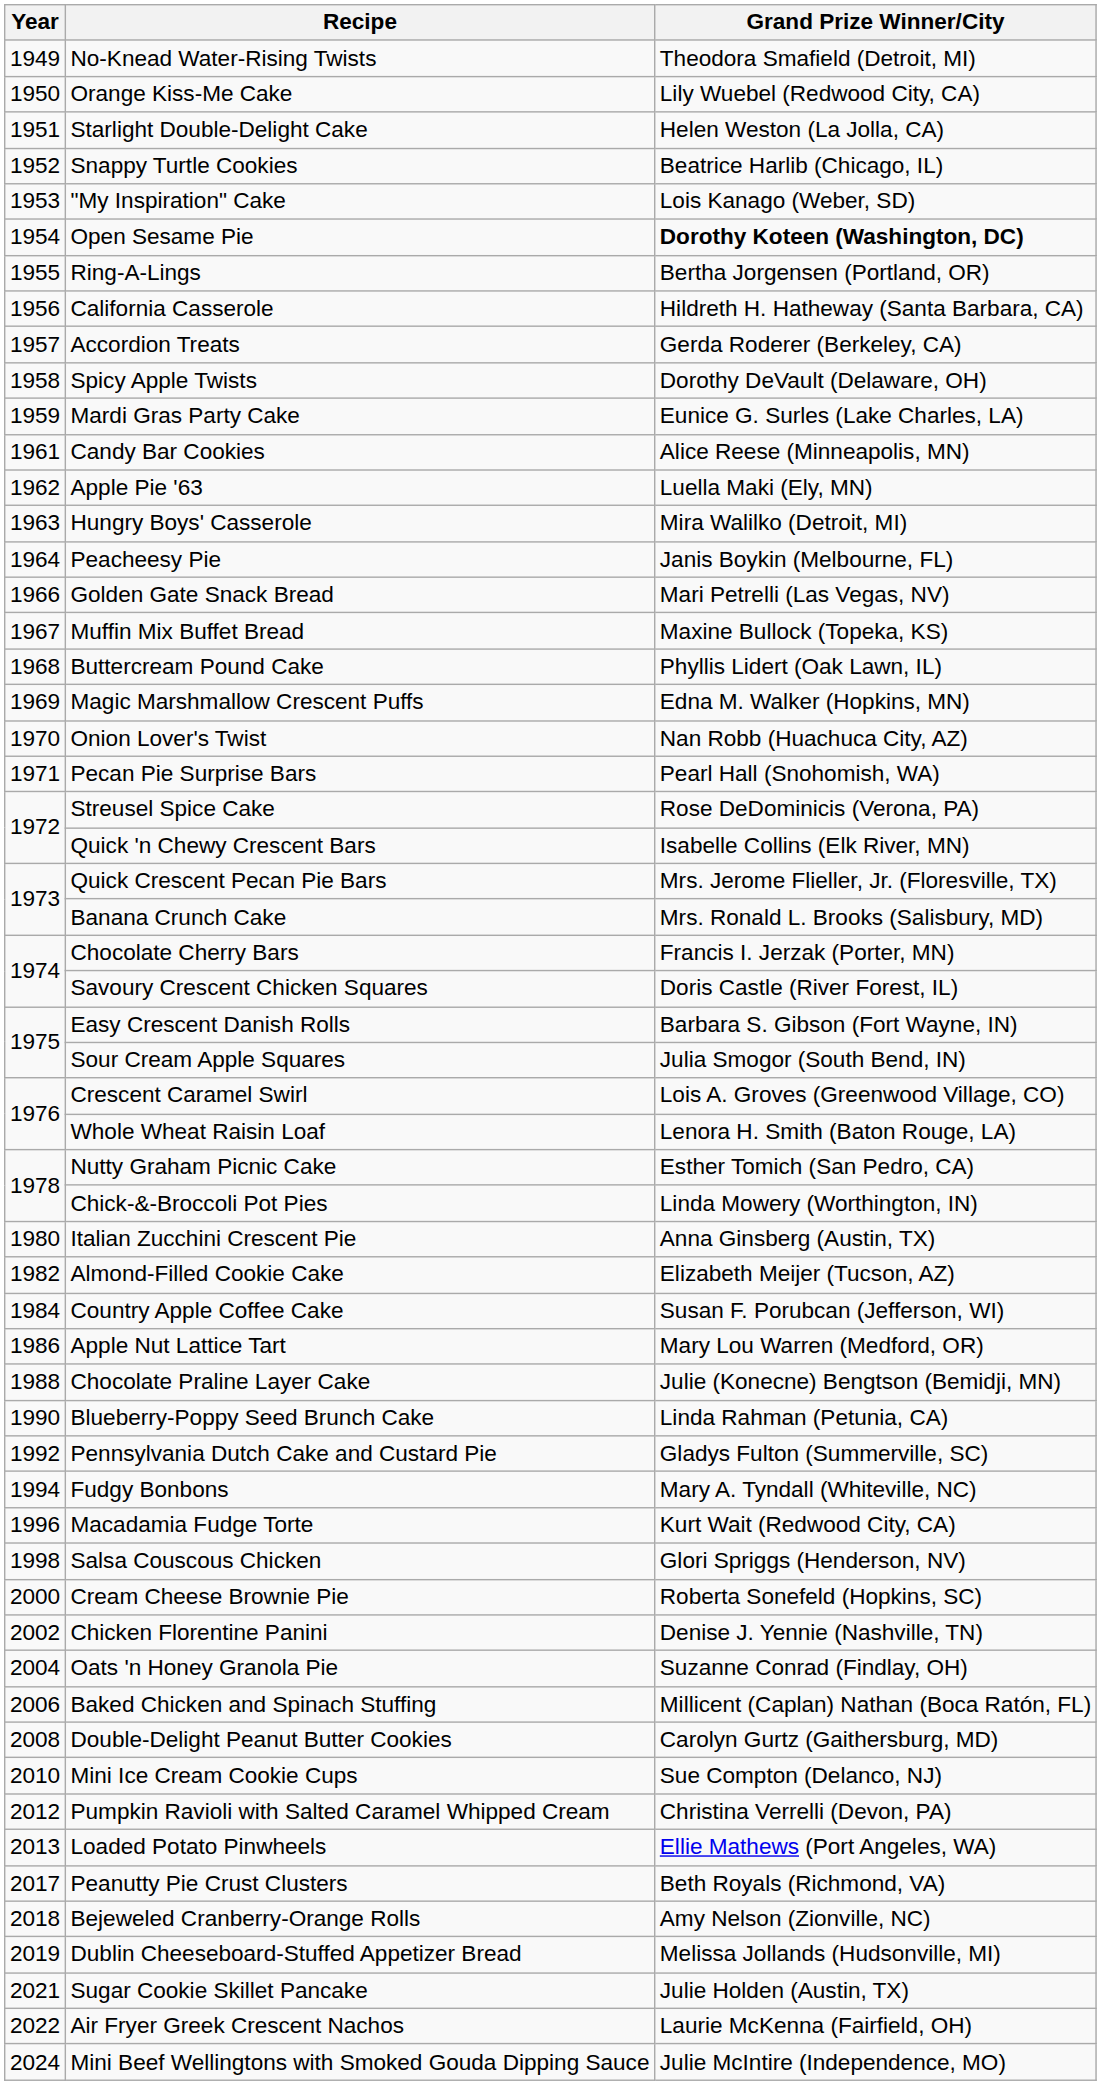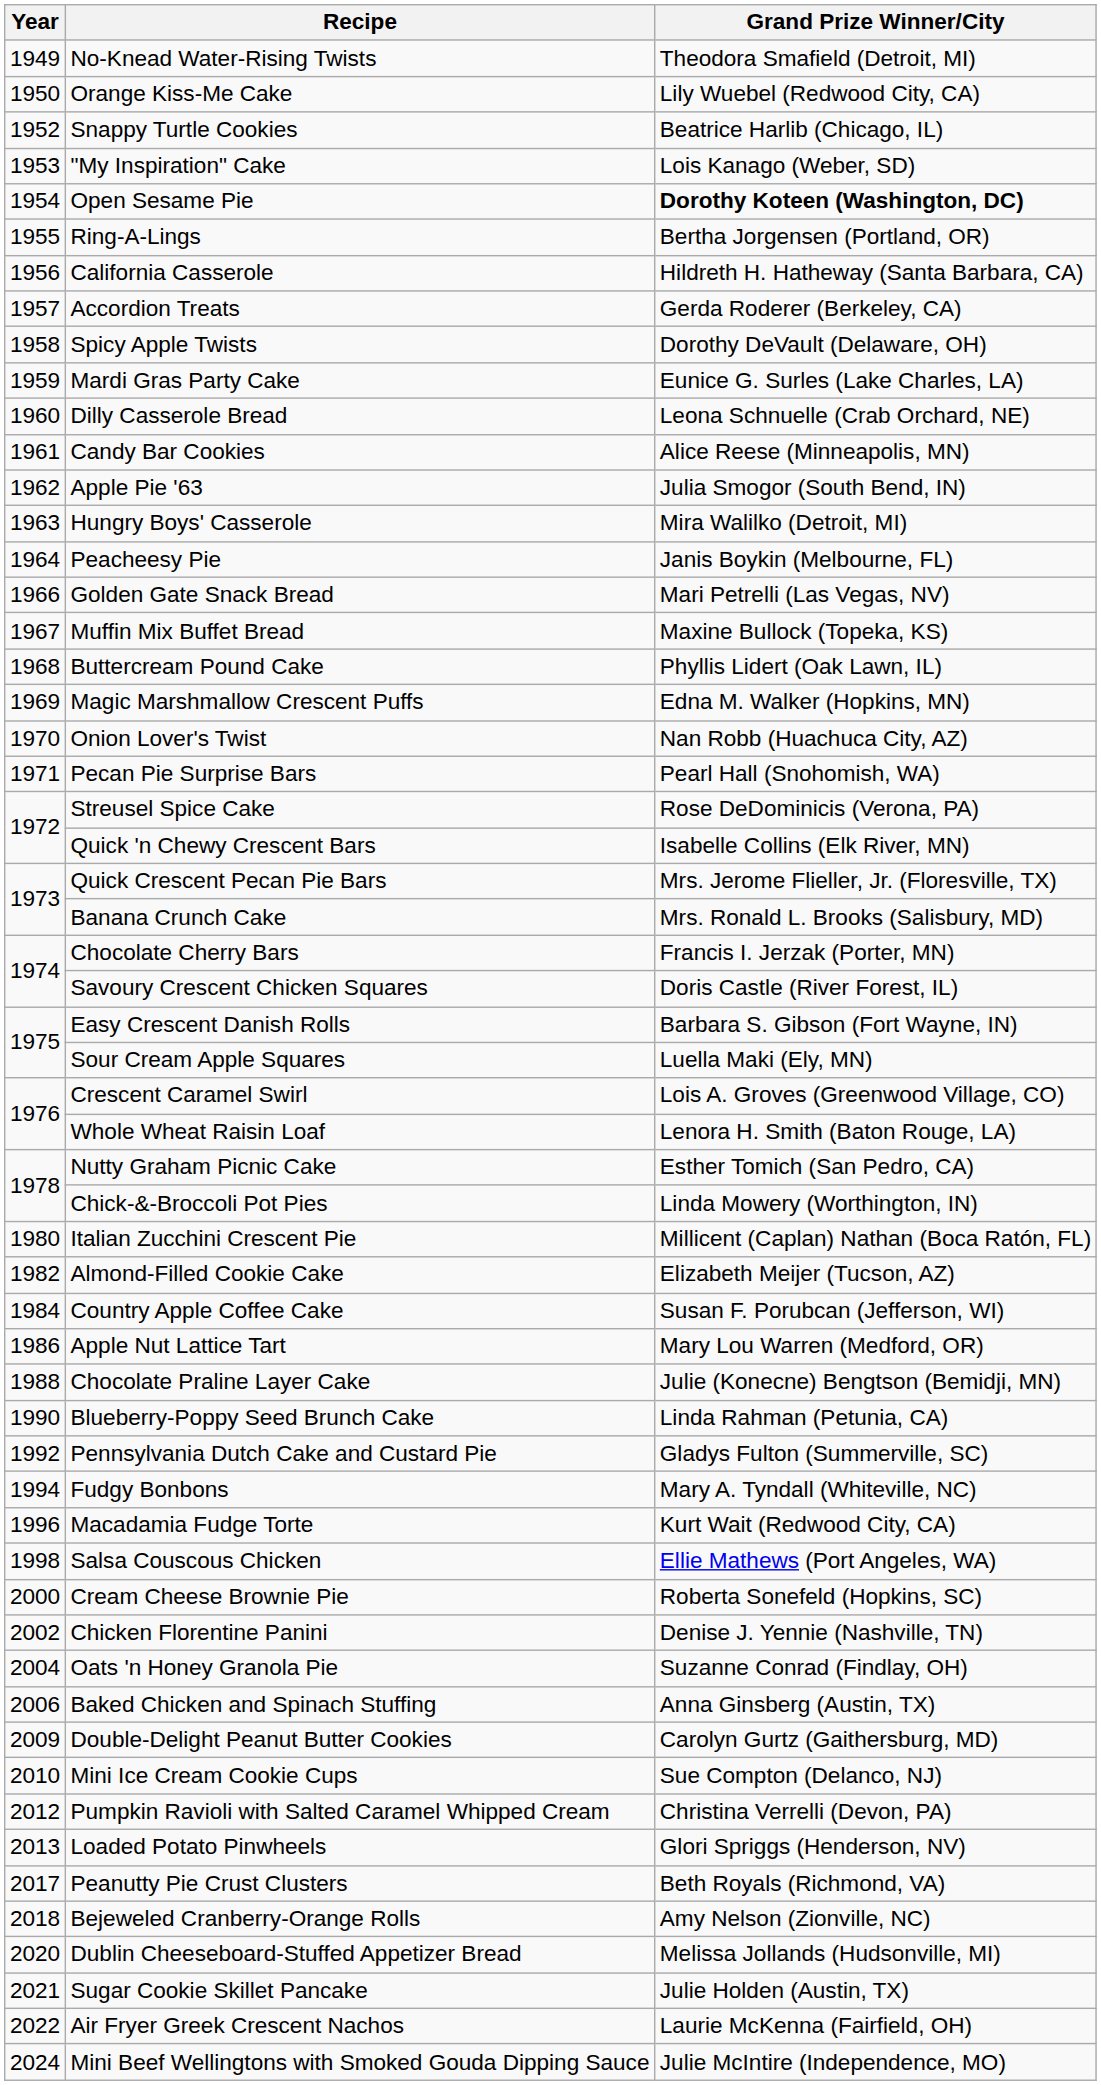- row: (219, 129)
+ row: (179, 415)
(766, 487) Luella Maki (Ely, MN) -> (813, 487) Julia Smogor (South Bend, IN)
(813, 1059) Julia Smogor (South Bend, IN) -> (766, 1059) Luella Maki (Ely, MN)
(798, 1238) Anna Ginsberg (Austin, TX) -> (875, 1238) Millicent (Caplan) Nathan (Boca Ratón, FL)
(813, 1560) Glori Spriggs (Henderson, NV) -> (828, 1560) Ellie Mathews (Port Angeles, WA)
(875, 1703) Millicent (Caplan) Nathan (Boca Ratón, FL) -> (798, 1703) Anna Ginsberg (Austin, TX)
(35, 1739) 2008 -> (35, 1739) 2009
(828, 1847) Ellie Mathews (Port Angeles, WA) -> (813, 1847) Glori Spriggs (Henderson, NV)
(35, 1954) 2019 -> (35, 1954) 2020
